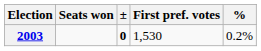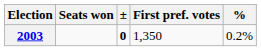(147, 35) 1,530 -> (147, 35) 1,350
